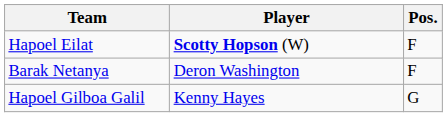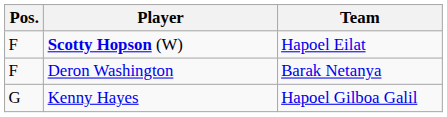columns swapped: (423, 17) <-> (87, 17)
